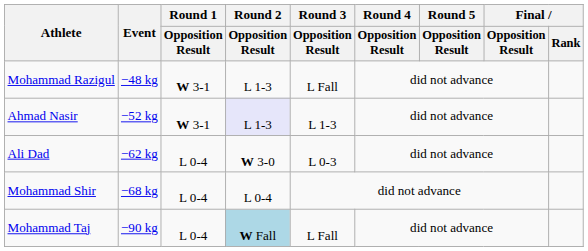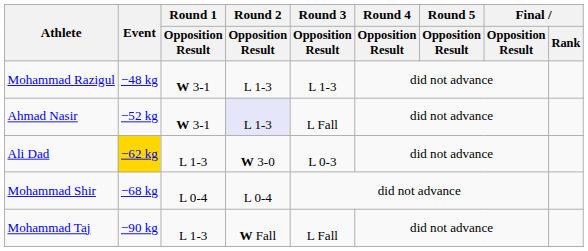(322, 87) L Fall -> (322, 87) L 1-3
(322, 124) L 1-3 -> (322, 124) L Fall
(139, 154) no background -> (139, 154) gold background
(193, 161) L 0-4 -> (193, 161) L 1-3
(193, 236) L 0-4 -> (193, 236) L 1-3
(258, 236) lightblue background -> (258, 236) no background
